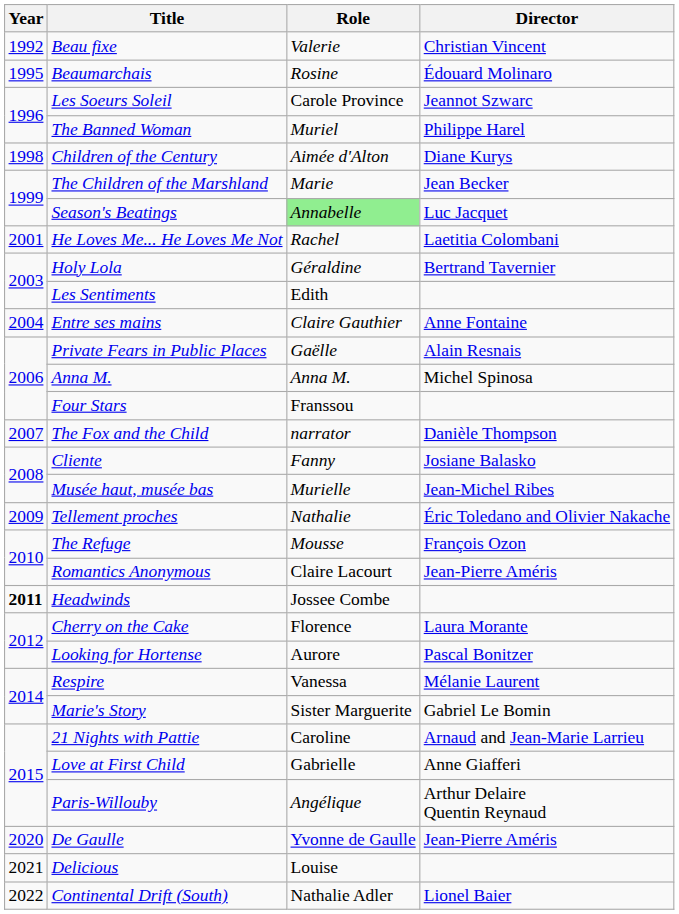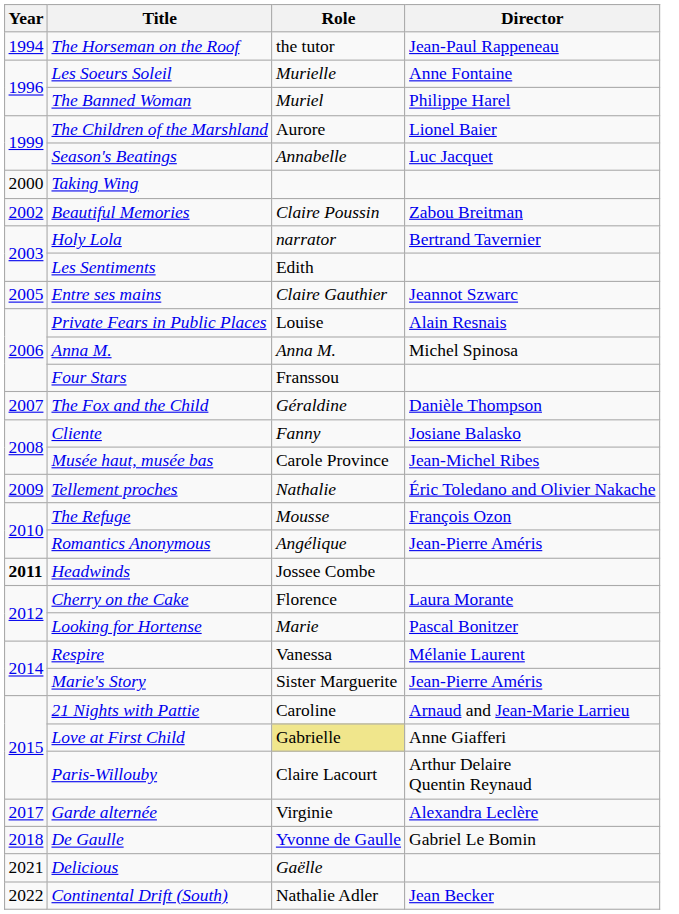- row: (84, 45)
+ row: (145, 45)
- row: (102, 73)
(347, 101) Carole Province -> (306, 73) Murielle
(478, 101) Jeannot Szwarc -> (461, 73) Anne Fontaine
- row: (134, 156)
(312, 184) Marie -> (301, 128) Aurore
(466, 184) Jean Becker -> (453, 128) Lionel Baier
(326, 211) lightgreen background -> (311, 156) no background
+ row: (95, 184)
- row: (167, 239)
+ row: (121, 211)
(326, 267) Géraldine -> (306, 239) narrator
(26, 322) 2004 -> (26, 294) 2005
(475, 322) Anne Fontaine -> (464, 294) Jeannot Szwarc
(314, 350) Gaëlle -> (300, 322) Louise
(321, 433) narrator -> (311, 405) Géraldine
(321, 488) Murielle -> (332, 460) Carole Province
(341, 571) Claire Lacourt -> (311, 543) Angélique
(315, 654) Aurore -> (297, 626) Marie
(487, 709) Gabriel Le Bomin -> (476, 682) Jean-Pierre Améris
(323, 765) no background -> (308, 737) khaki background
(326, 802) Angélique -> (327, 774) Claire Lacourt
+ row: (104, 812)
(26, 840) 2020 -> (26, 840) 2018
(490, 840) Jean-Pierre Améris -> (473, 840) Gabriel Le Bomin
(314, 867) Louise -> (299, 867) Gaëlle
(468, 895) Lionel Baier -> (451, 895) Jean Becker
